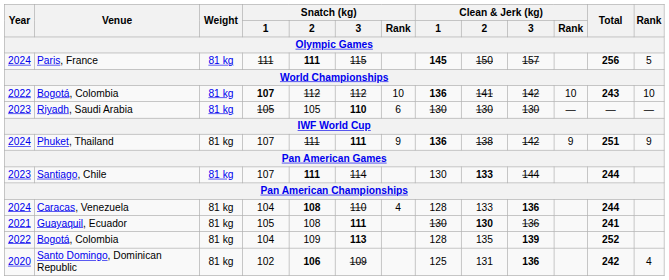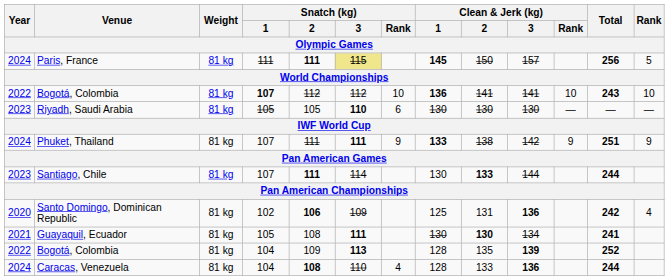(358, 61) no background -> (358, 61) khaki background
(531, 93) 142 -> (531, 93) 141
(438, 142) 136 -> (438, 142) 133
rows swapped: (99, 261) <-> (83, 207)
(531, 223) 136 -> (531, 235) 134
